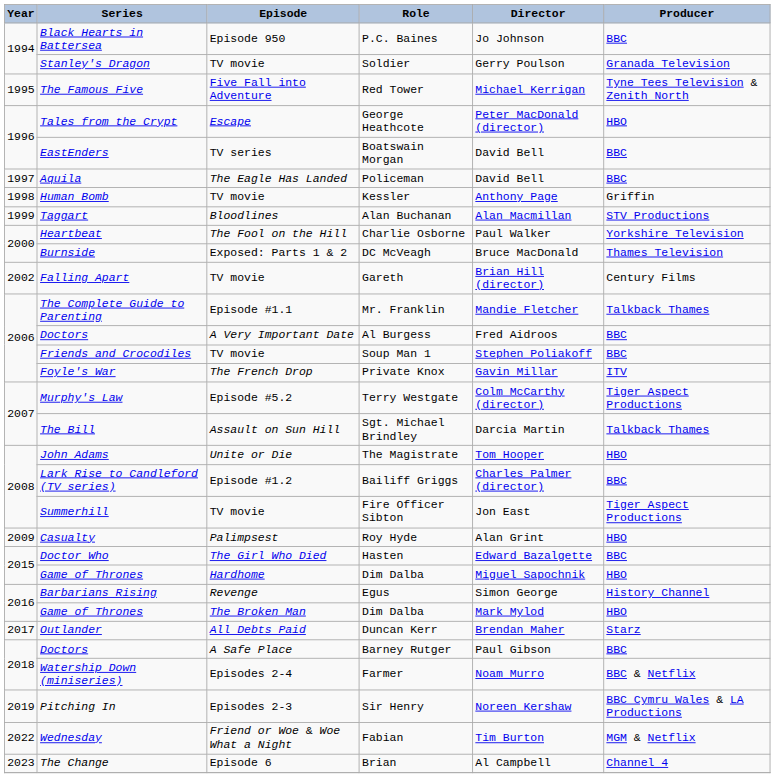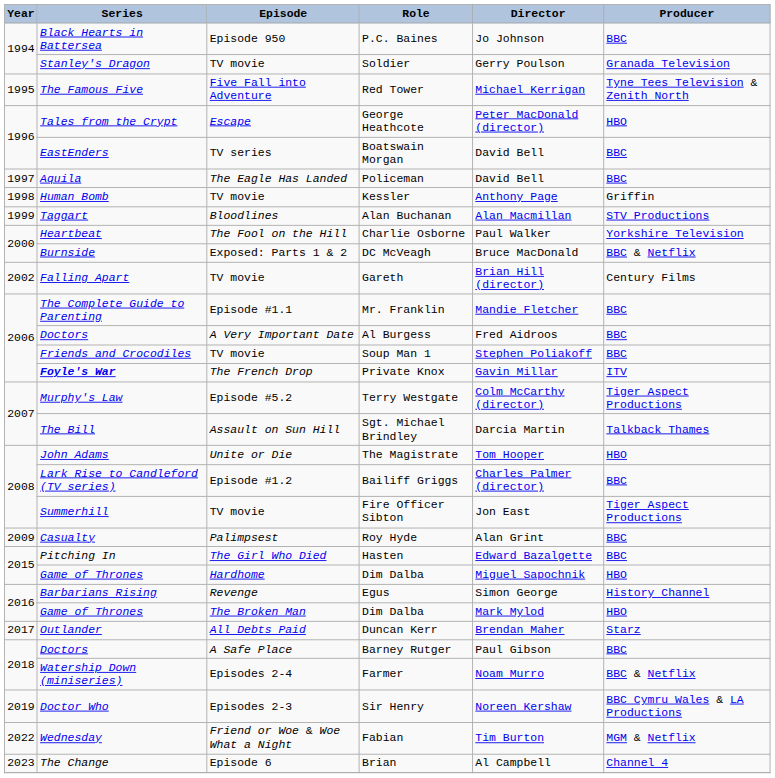(665, 253) Thames Television -> (651, 253) BBC & Netflix
(658, 310) Talkback Thames -> (617, 310) BBC
(78, 373) normal -> (78, 373) bold
(617, 537) HBO -> (617, 537) BBC
(74, 556) Doctor Who -> (78, 556) Pitching In
(78, 706) Pitching In -> (74, 706) Doctor Who
